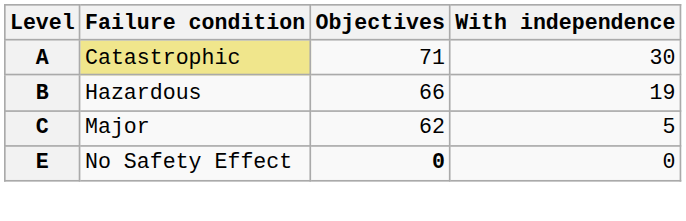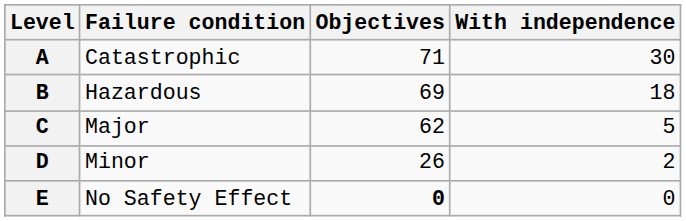(163, 58) khaki background -> (163, 58) no background
(432, 93) 66 -> (432, 93) 69
(662, 93) 19 -> (662, 93) 18
+ row: (42, 163)
